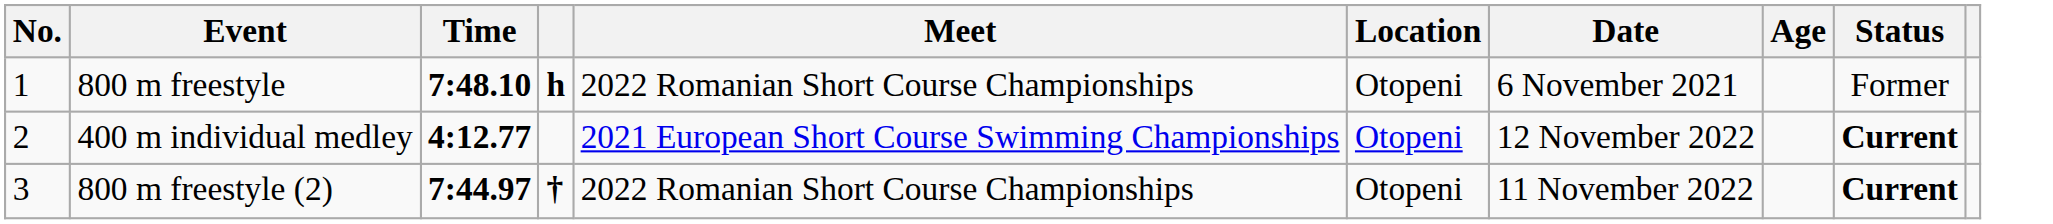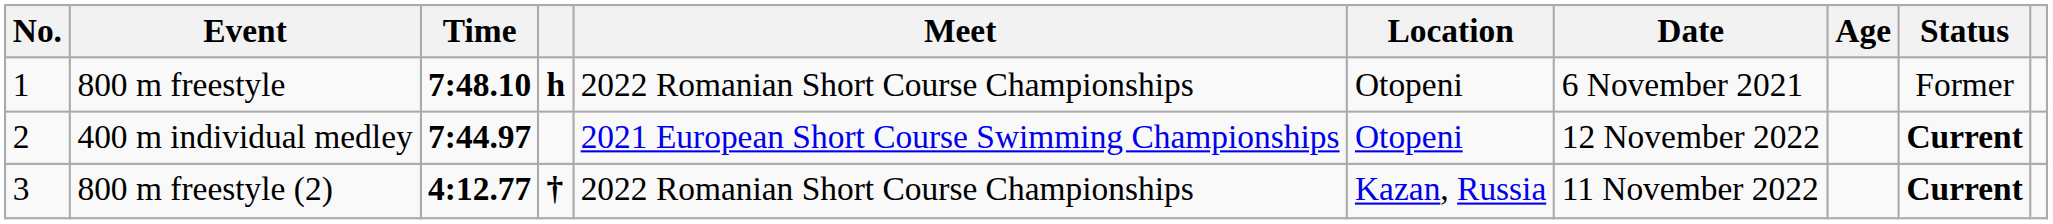(480, 137) 4:12.77 -> (480, 137) 7:44.97
(480, 190) 7:44.97 -> (480, 190) 4:12.77
(1409, 190) Otopeni -> (1451, 190) Kazan, Russia
